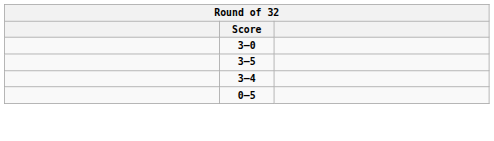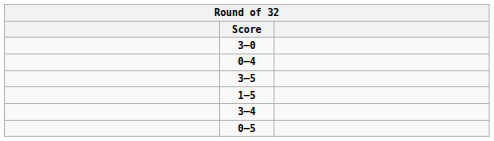+ row: (247, 62)
+ row: (247, 95)
